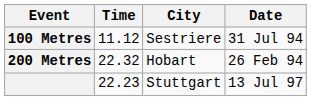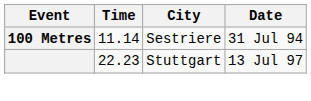(119, 39) 11.12 -> (119, 39) 11.14
- row: (50, 61)
